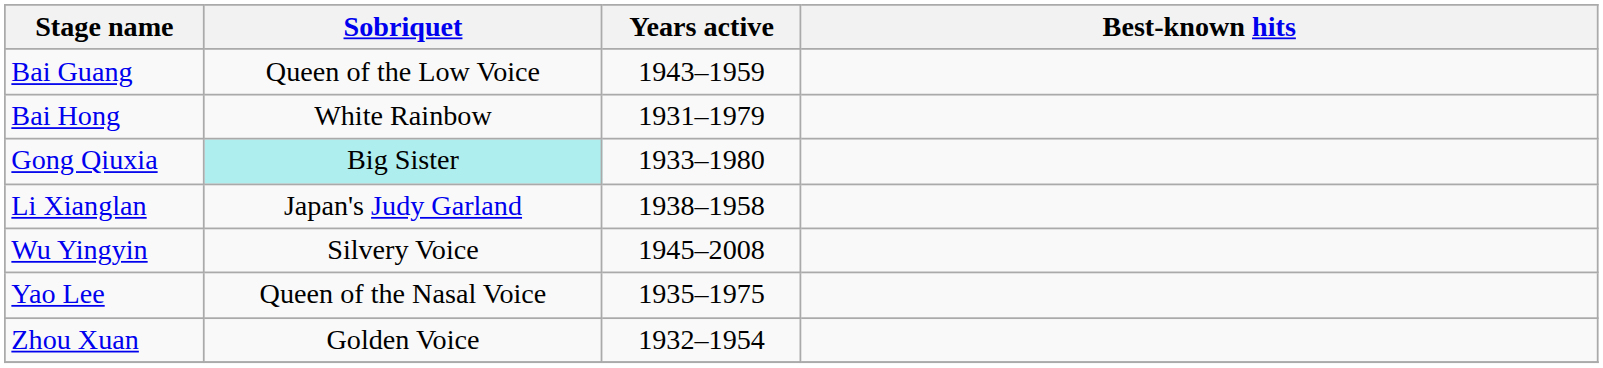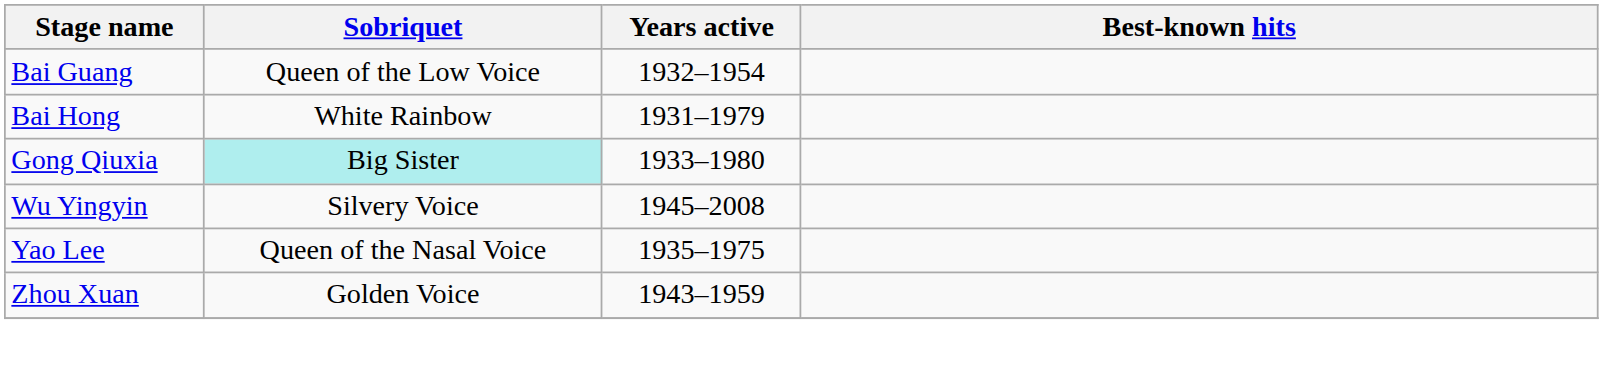(702, 71) 1943–1959 -> (702, 71) 1932–1954
- row: (79, 205)
(702, 339) 1932–1954 -> (702, 294) 1943–1959
